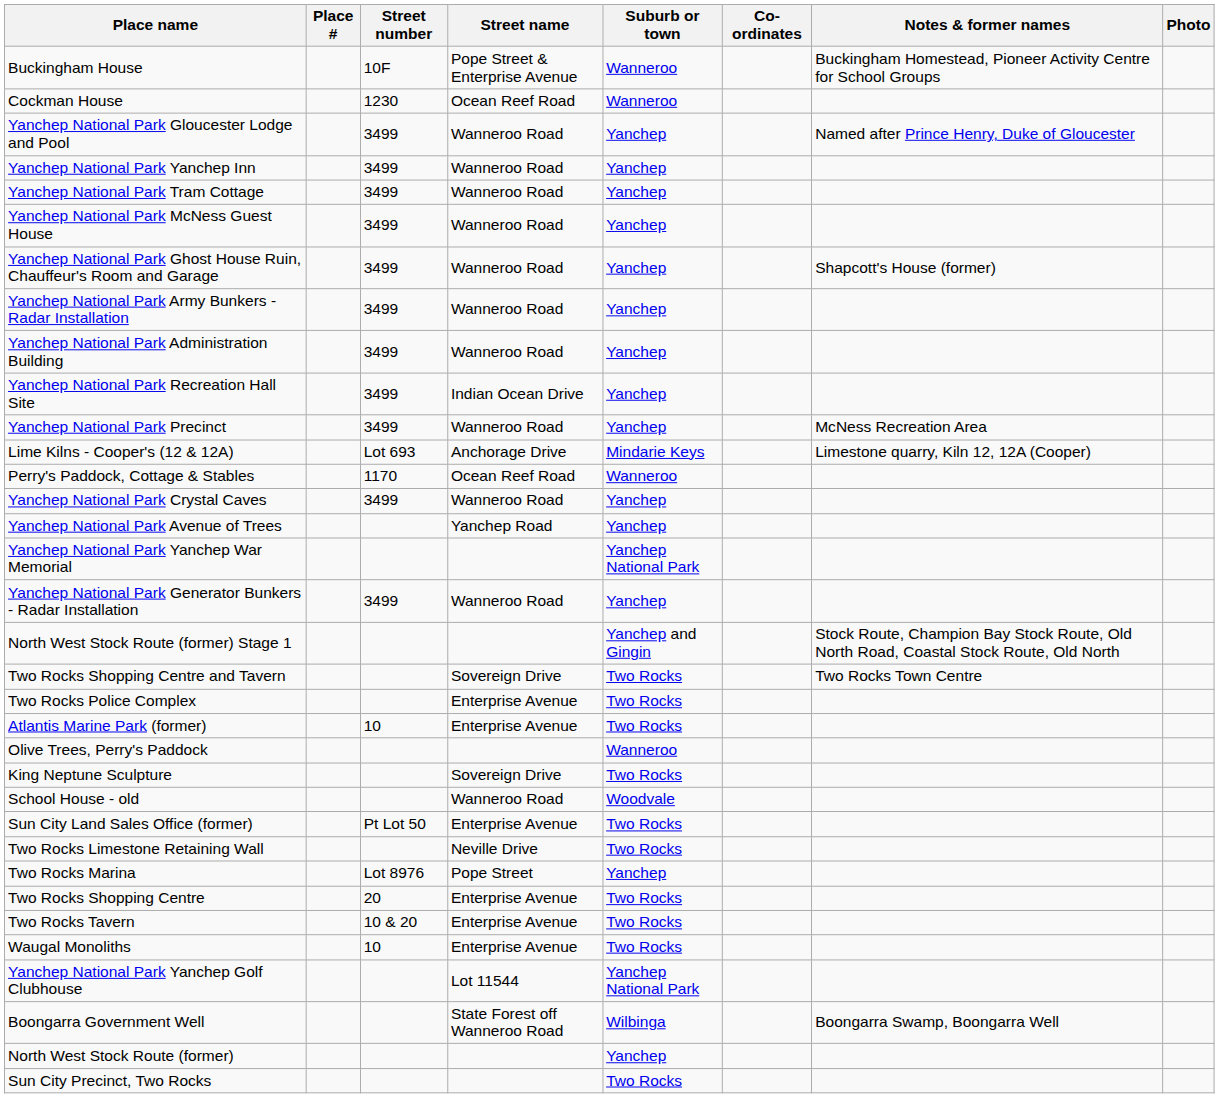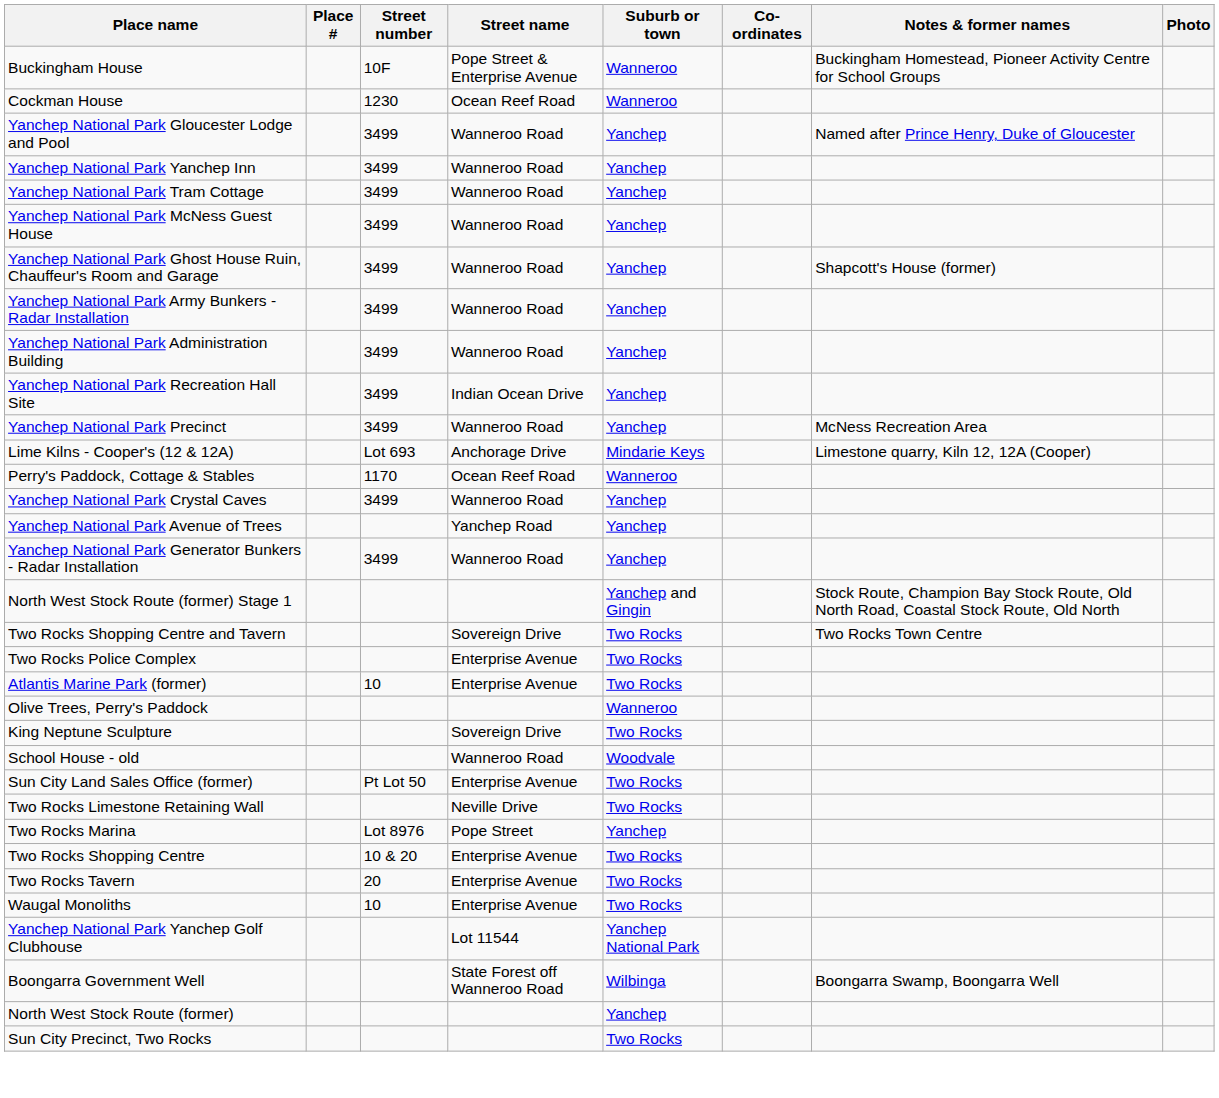- row: (135, 559)
(372, 898) 20 -> (390, 855) 10 & 20
(390, 922) 10 & 20 -> (372, 880) 20
